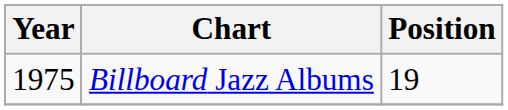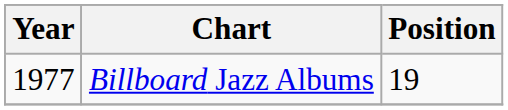(43, 78) 1975 -> (43, 78) 1977
